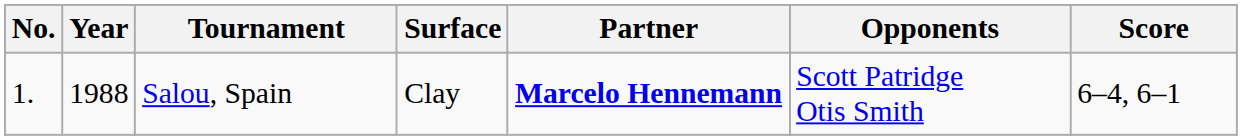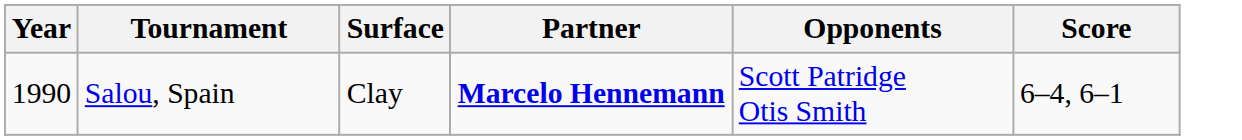- column: (34, 28)
(99, 93) 1988 -> (41, 93) 1990
